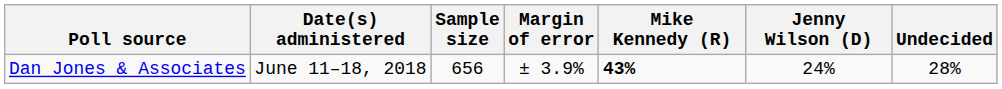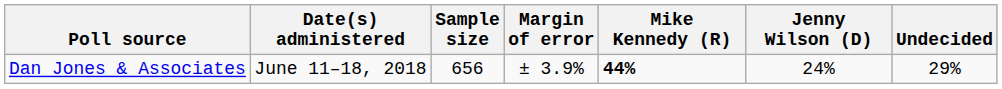(619, 69) 43% -> (619, 69) 44%
(945, 69) 28% -> (945, 69) 29%
